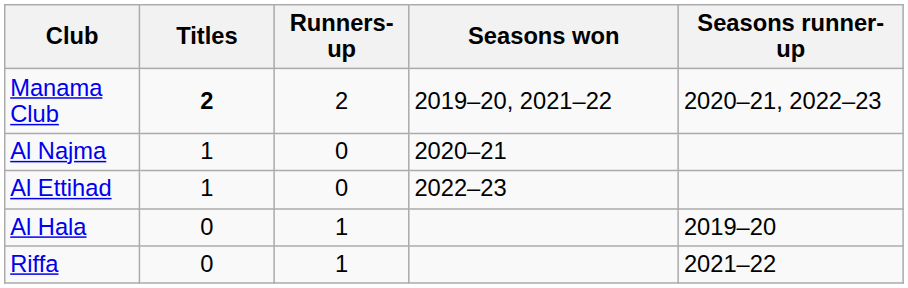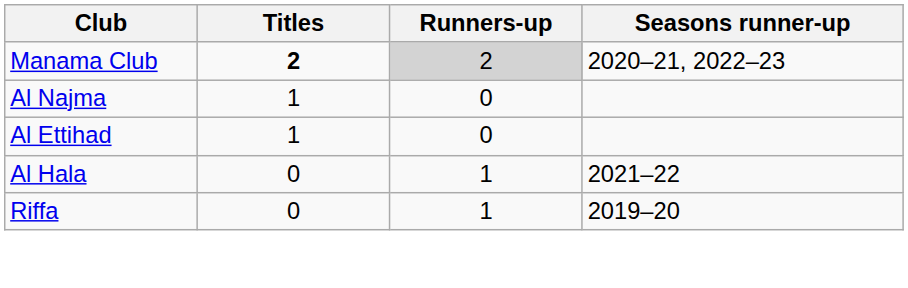- column: (544, 36)
(342, 100) no background -> (486, 60) lightgrey background
(730, 226) 2019–20 -> (634, 173) 2021–22
(730, 264) 2021–22 -> (634, 211) 2019–20
